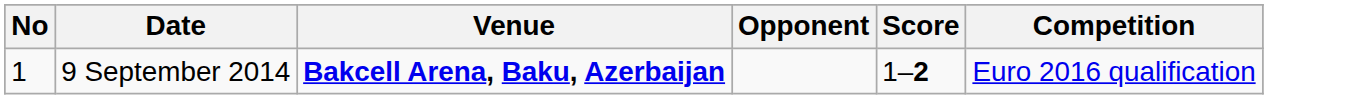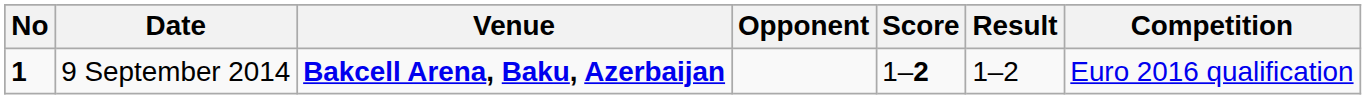+ column: (1015, 26)
(19, 70) normal -> (19, 70) bold
